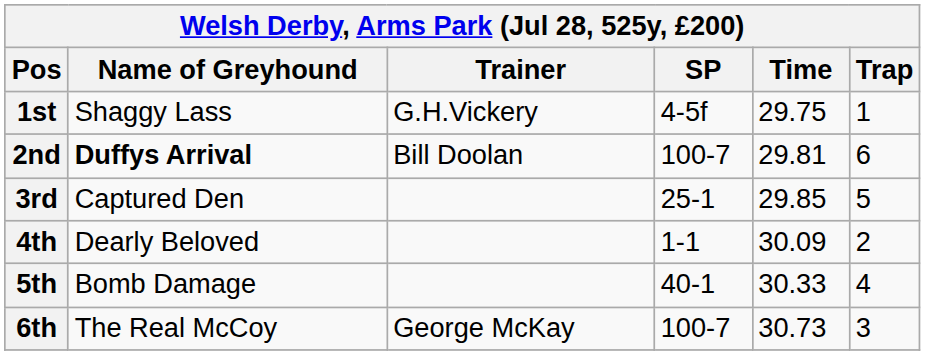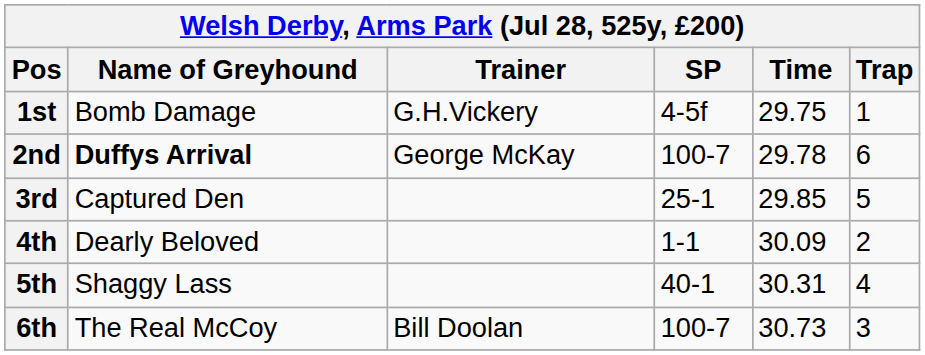(153, 112) Shaggy Lass -> (165, 112) Bomb Damage
(458, 155) Bill Doolan -> (484, 155) George McKay
(792, 155) 29.81 -> (792, 155) 29.78
(165, 284) Bomb Damage -> (153, 284) Shaggy Lass
(792, 284) 30.33 -> (792, 284) 30.31
(484, 328) George McKay -> (458, 328) Bill Doolan
